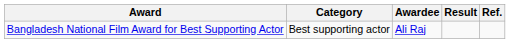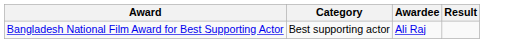- column: (492, 13)
